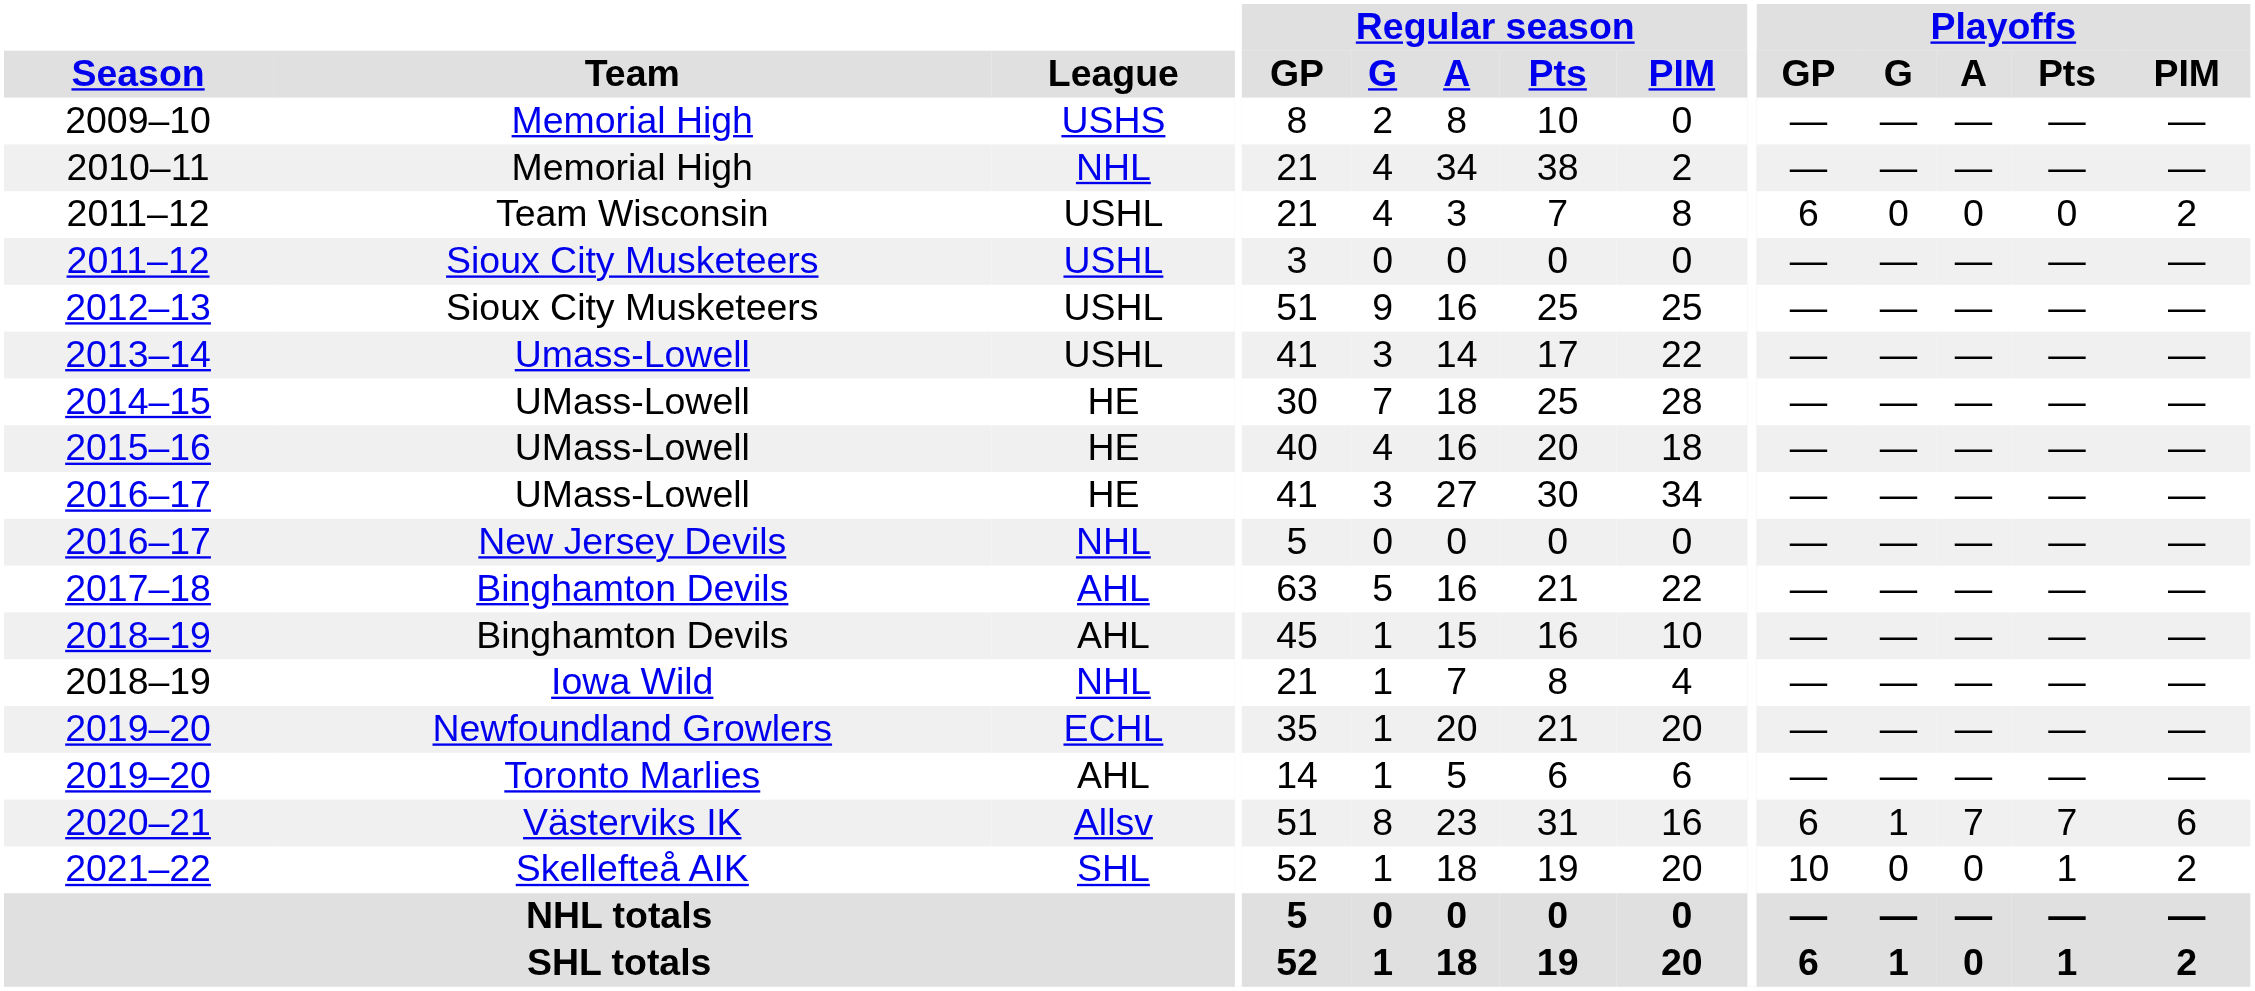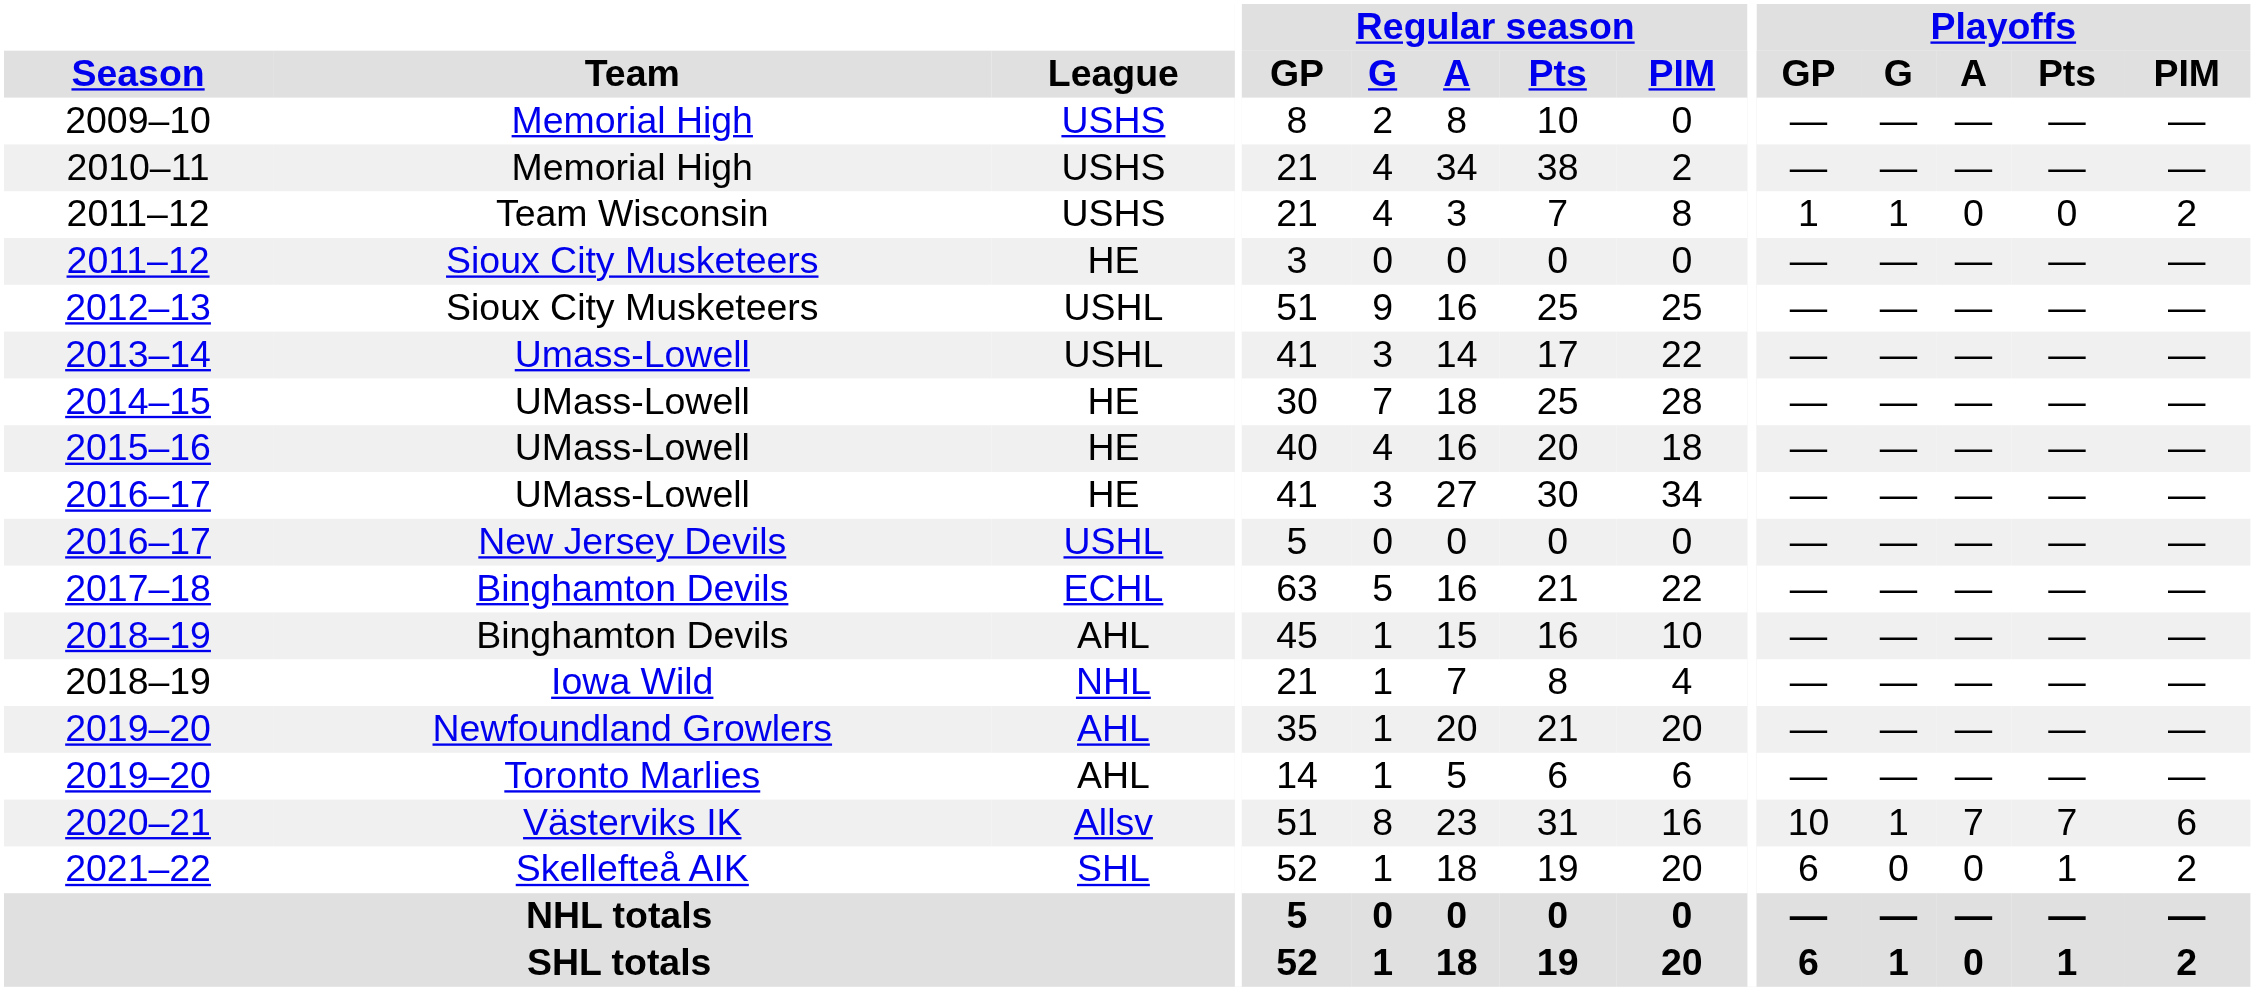(1113, 167) NHL -> (1113, 167) USHS
(1113, 213) USHL -> (1113, 213) USHS
(1809, 213) 6 -> (1809, 213) 1
(1898, 213) 0 -> (1898, 213) 1
(1113, 260) USHL -> (1113, 260) HE
(1113, 541) NHL -> (1113, 541) USHL
(1113, 588) AHL -> (1113, 588) ECHL
(1113, 728) ECHL -> (1113, 728) AHL
(1809, 822) 6 -> (1809, 822) 10
(1809, 869) 10 -> (1809, 869) 6
